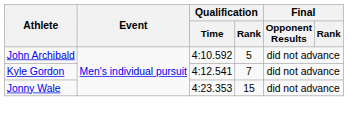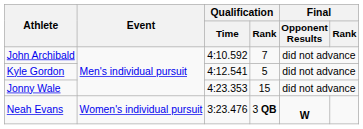(249, 56) 5 -> (265, 56) 7
(249, 72) 7 -> (265, 72) 5
+ row: (35, 110)
